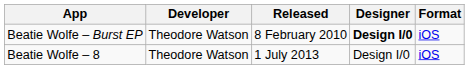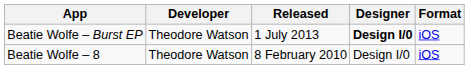(301, 34) 8 February 2010 -> (287, 34) 1 July 2013
(287, 54) 1 July 2013 -> (301, 54) 8 February 2010
